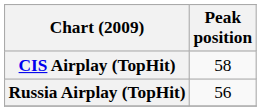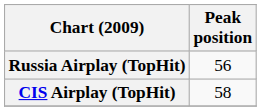rows swapped: (97, 65) <-> (97, 92)
